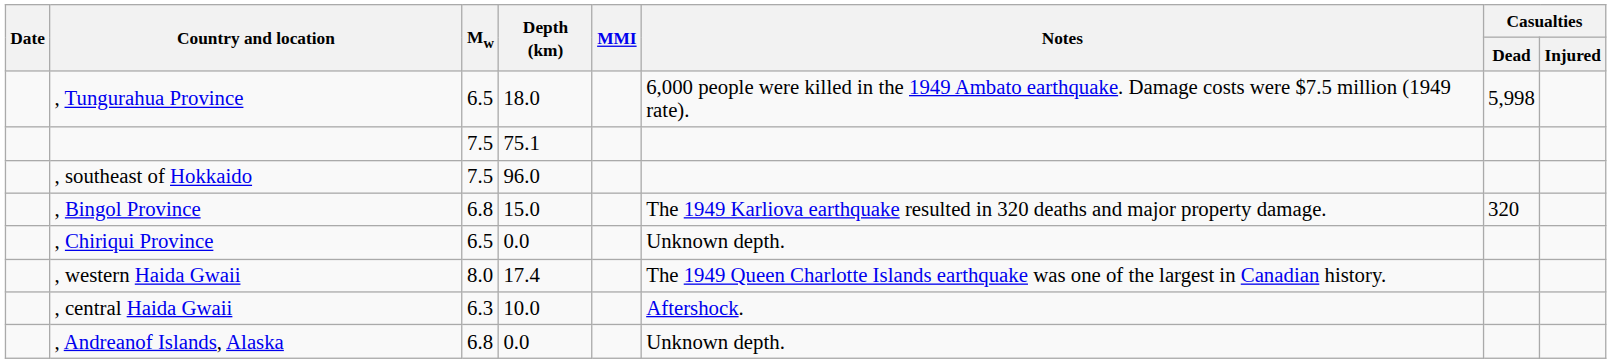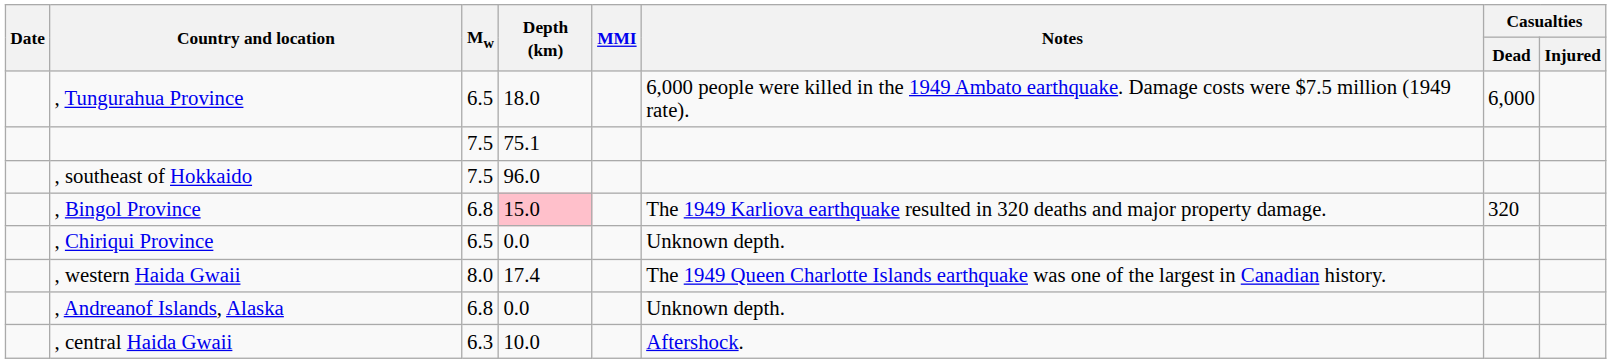(1511, 98) 5,998 -> (1511, 98) 6,000
(522, 209) no background -> (522, 209) pink background
rows swapped: (143, 308) <-> (169, 341)
